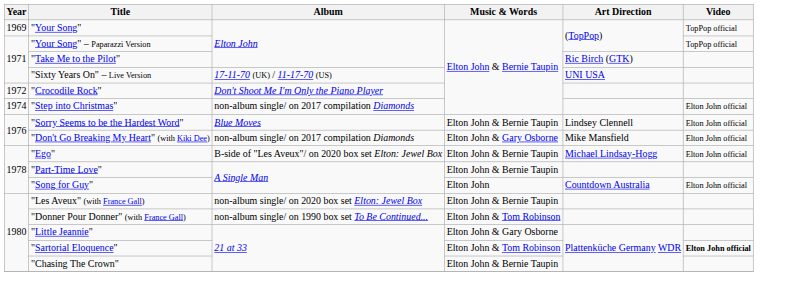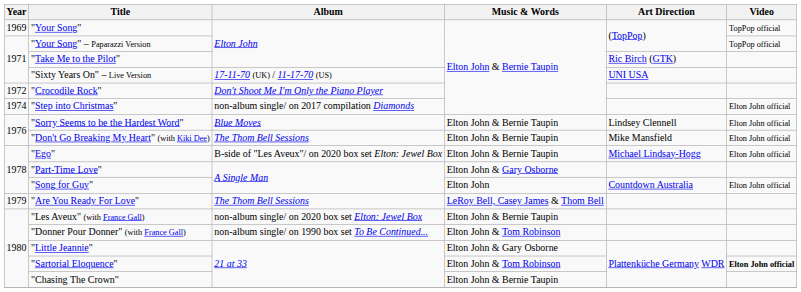(314, 138) non-album single/ on 2017 compilation Diamonds -> (262, 138) The Thom Bell Sessions
(502, 138) Elton John & Gary Osborne -> (502, 138) Elton John & Bernie Taupin
(502, 169) Elton John & Bernie Taupin -> (502, 169) Elton John & Gary Osborne
+ row: (85, 201)
